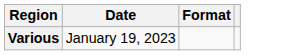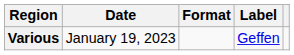+ column: (258, 15)
